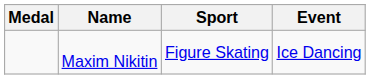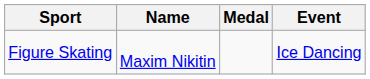columns swapped: (31, 18) <-> (217, 18)
